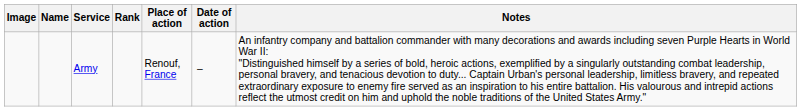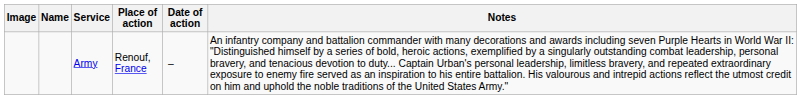- column: (127, 18)
